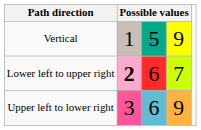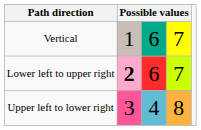(154, 39) 5 -> (154, 39) 6
(179, 39) 9 -> (179, 39) 7
(154, 108) 6 -> (154, 108) 4
(179, 108) 9 -> (179, 108) 8
